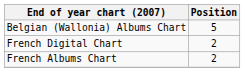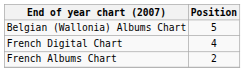(214, 44) 2 -> (214, 44) 4
